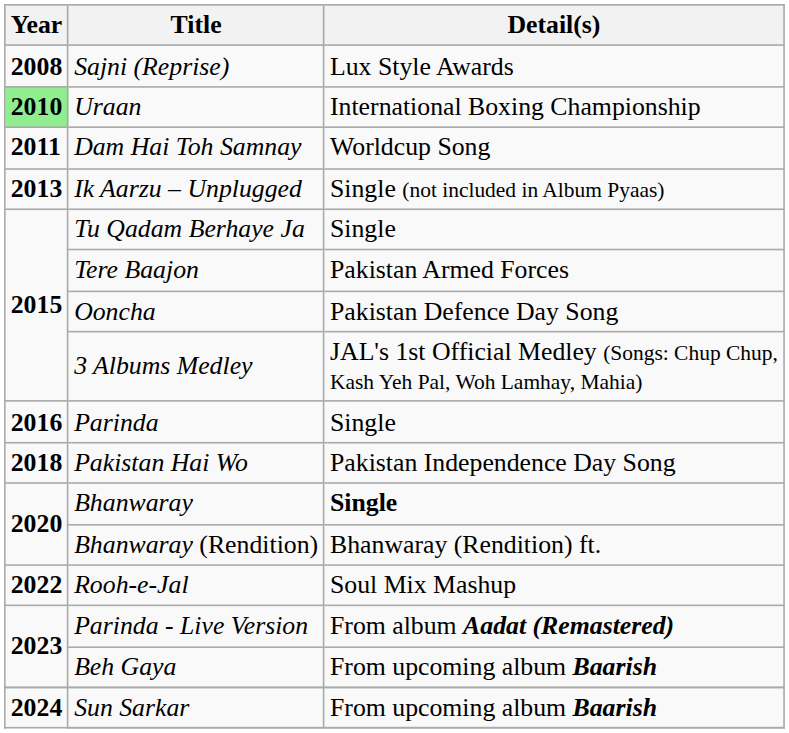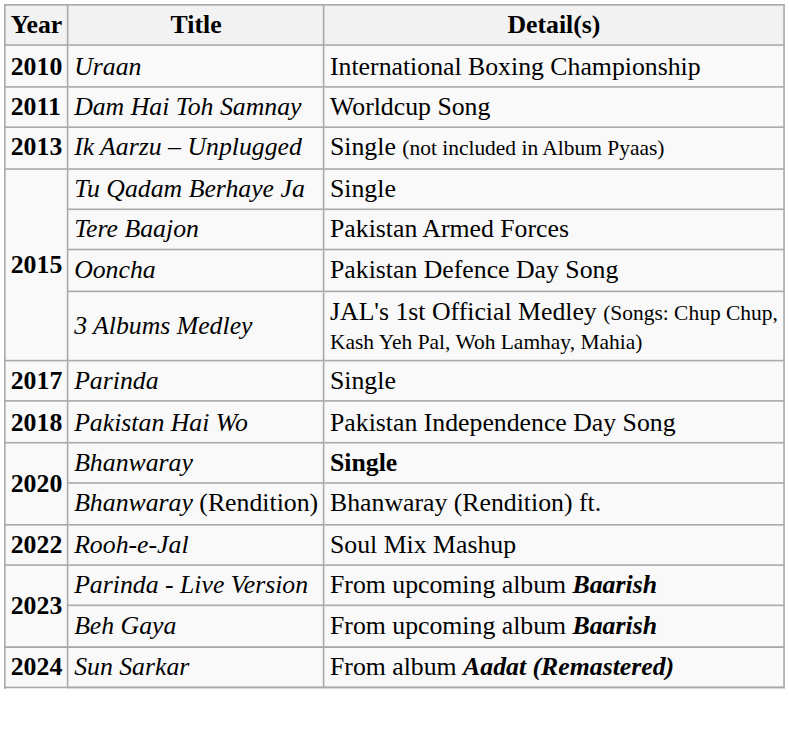- row: (152, 65)
(37, 106) lightgreen background -> (37, 65) no background
(37, 421) 2016 -> (37, 380) 2017
(502, 625) From album Aadat (Remastered) -> (494, 585) From upcoming album Baarish
(494, 707) From upcoming album Baarish -> (502, 666) From album Aadat (Remastered)
